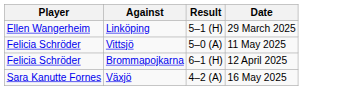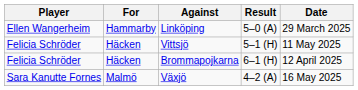+ column: (131, 12)
(206, 28) 5–1 (H) -> (260, 28) 5–0 (A)
(205, 45) 5–0 (A) -> (260, 45) 5–1 (H)
